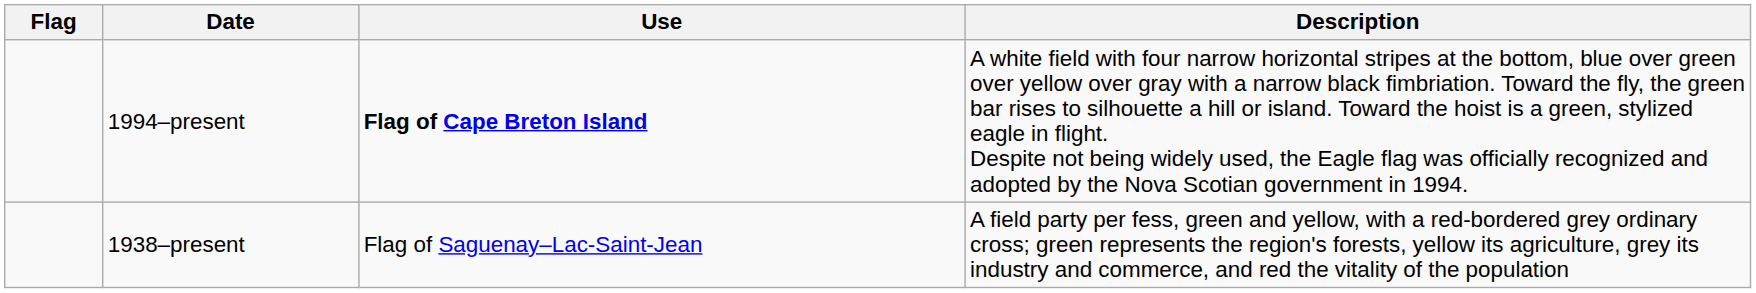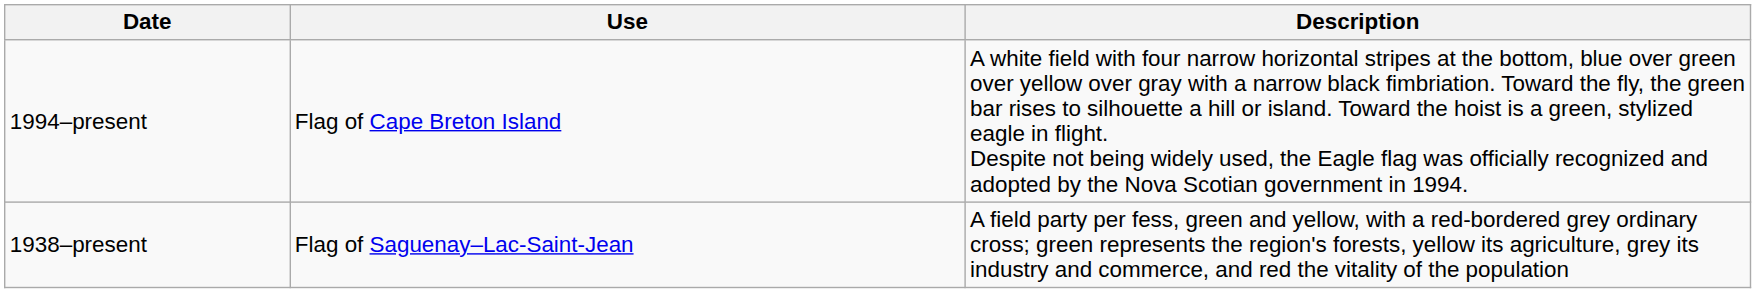- column: (54, 22)
(506, 120) bold -> (428, 120) normal
